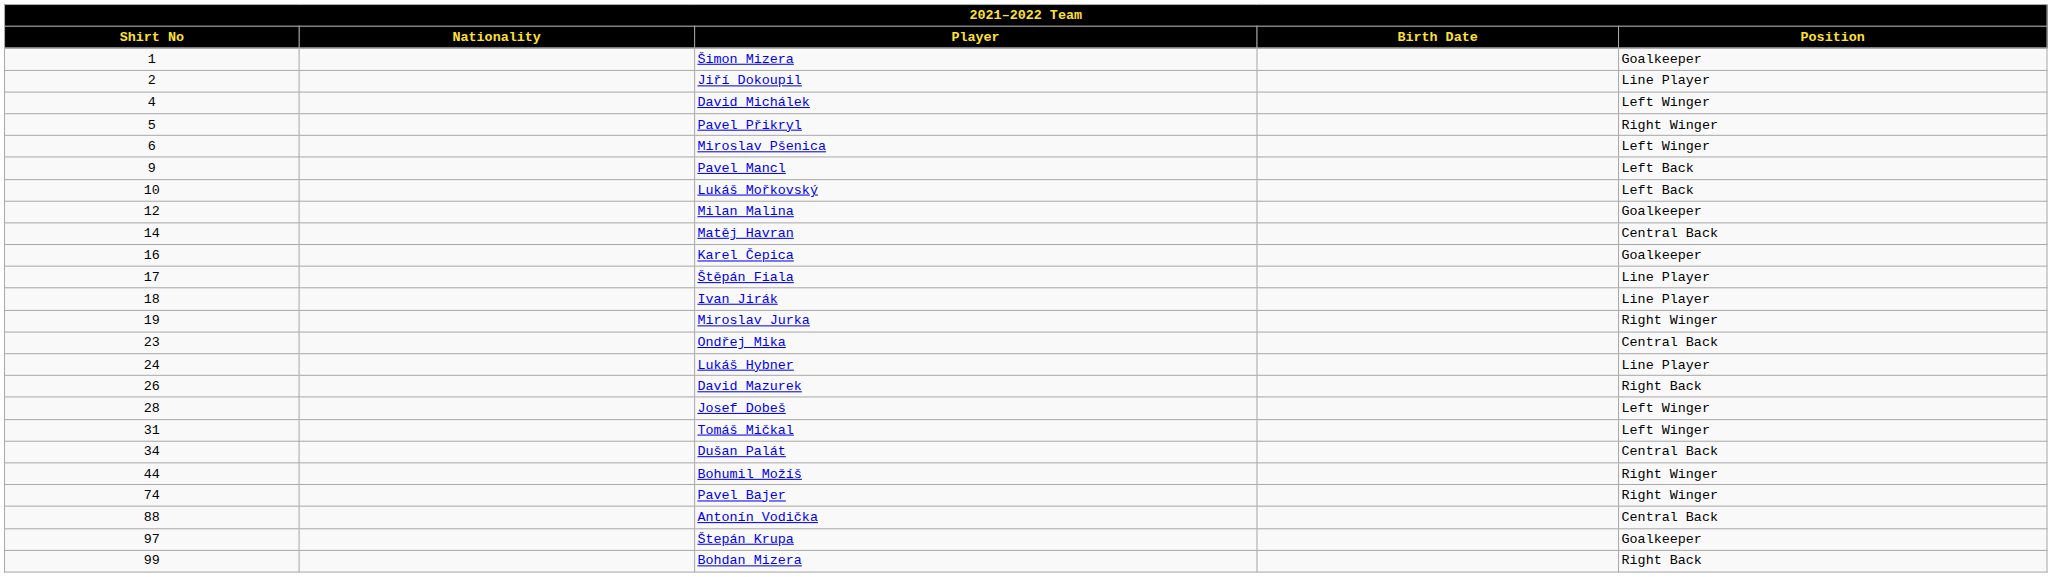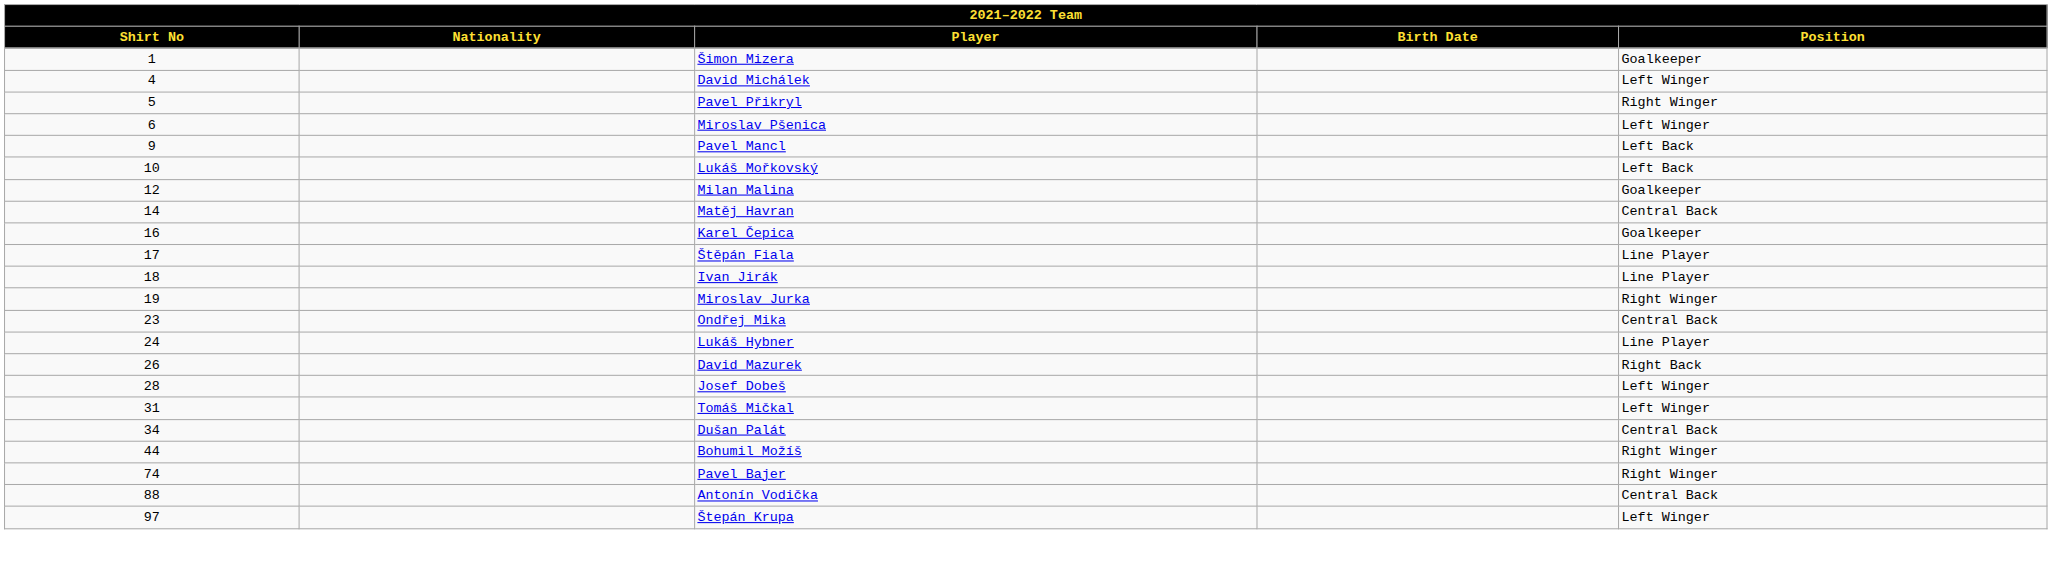- row: (750, 81)
(1662, 539) Goalkeeper -> (1666, 517) Left Winger
- row: (750, 561)
